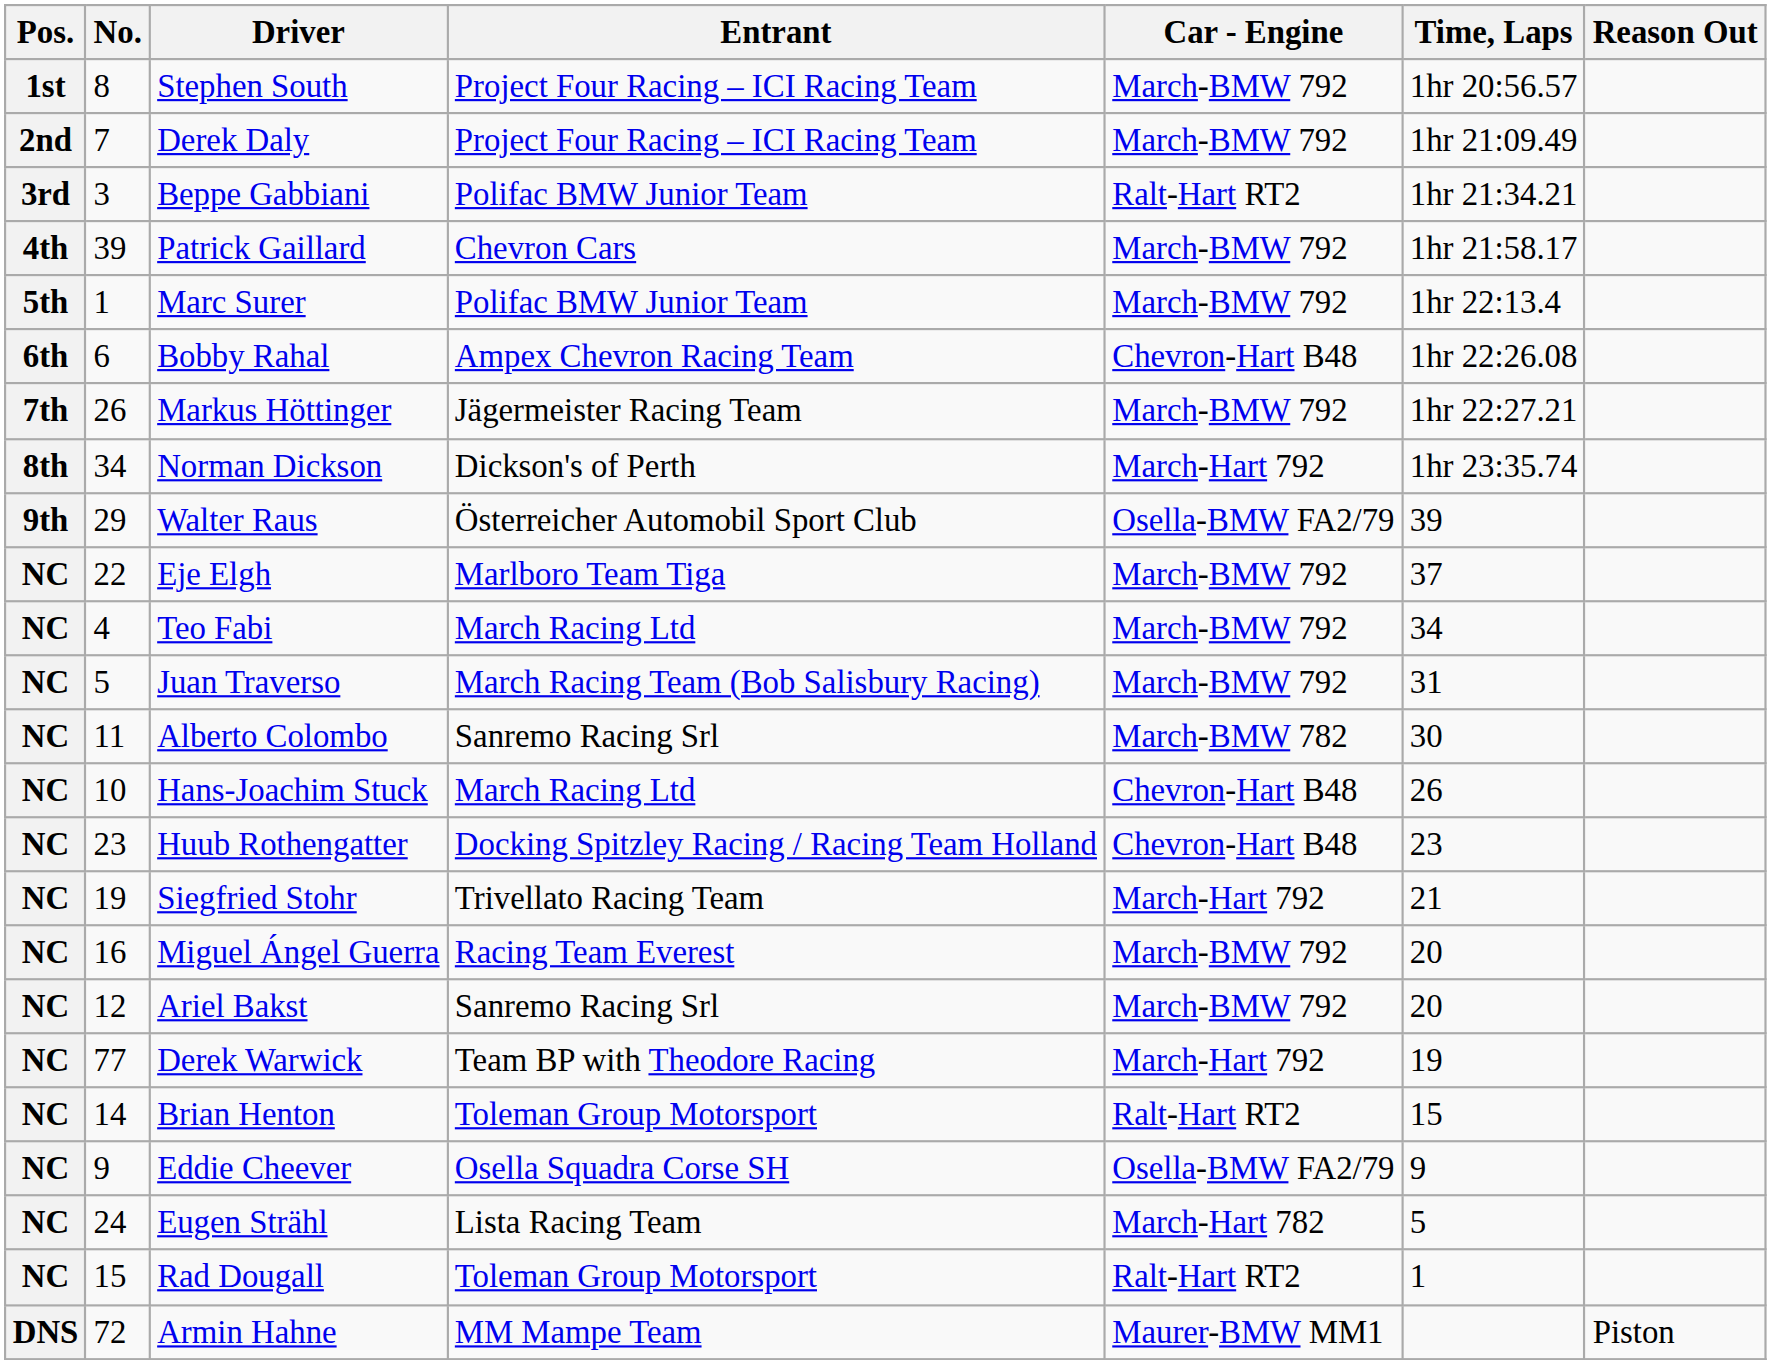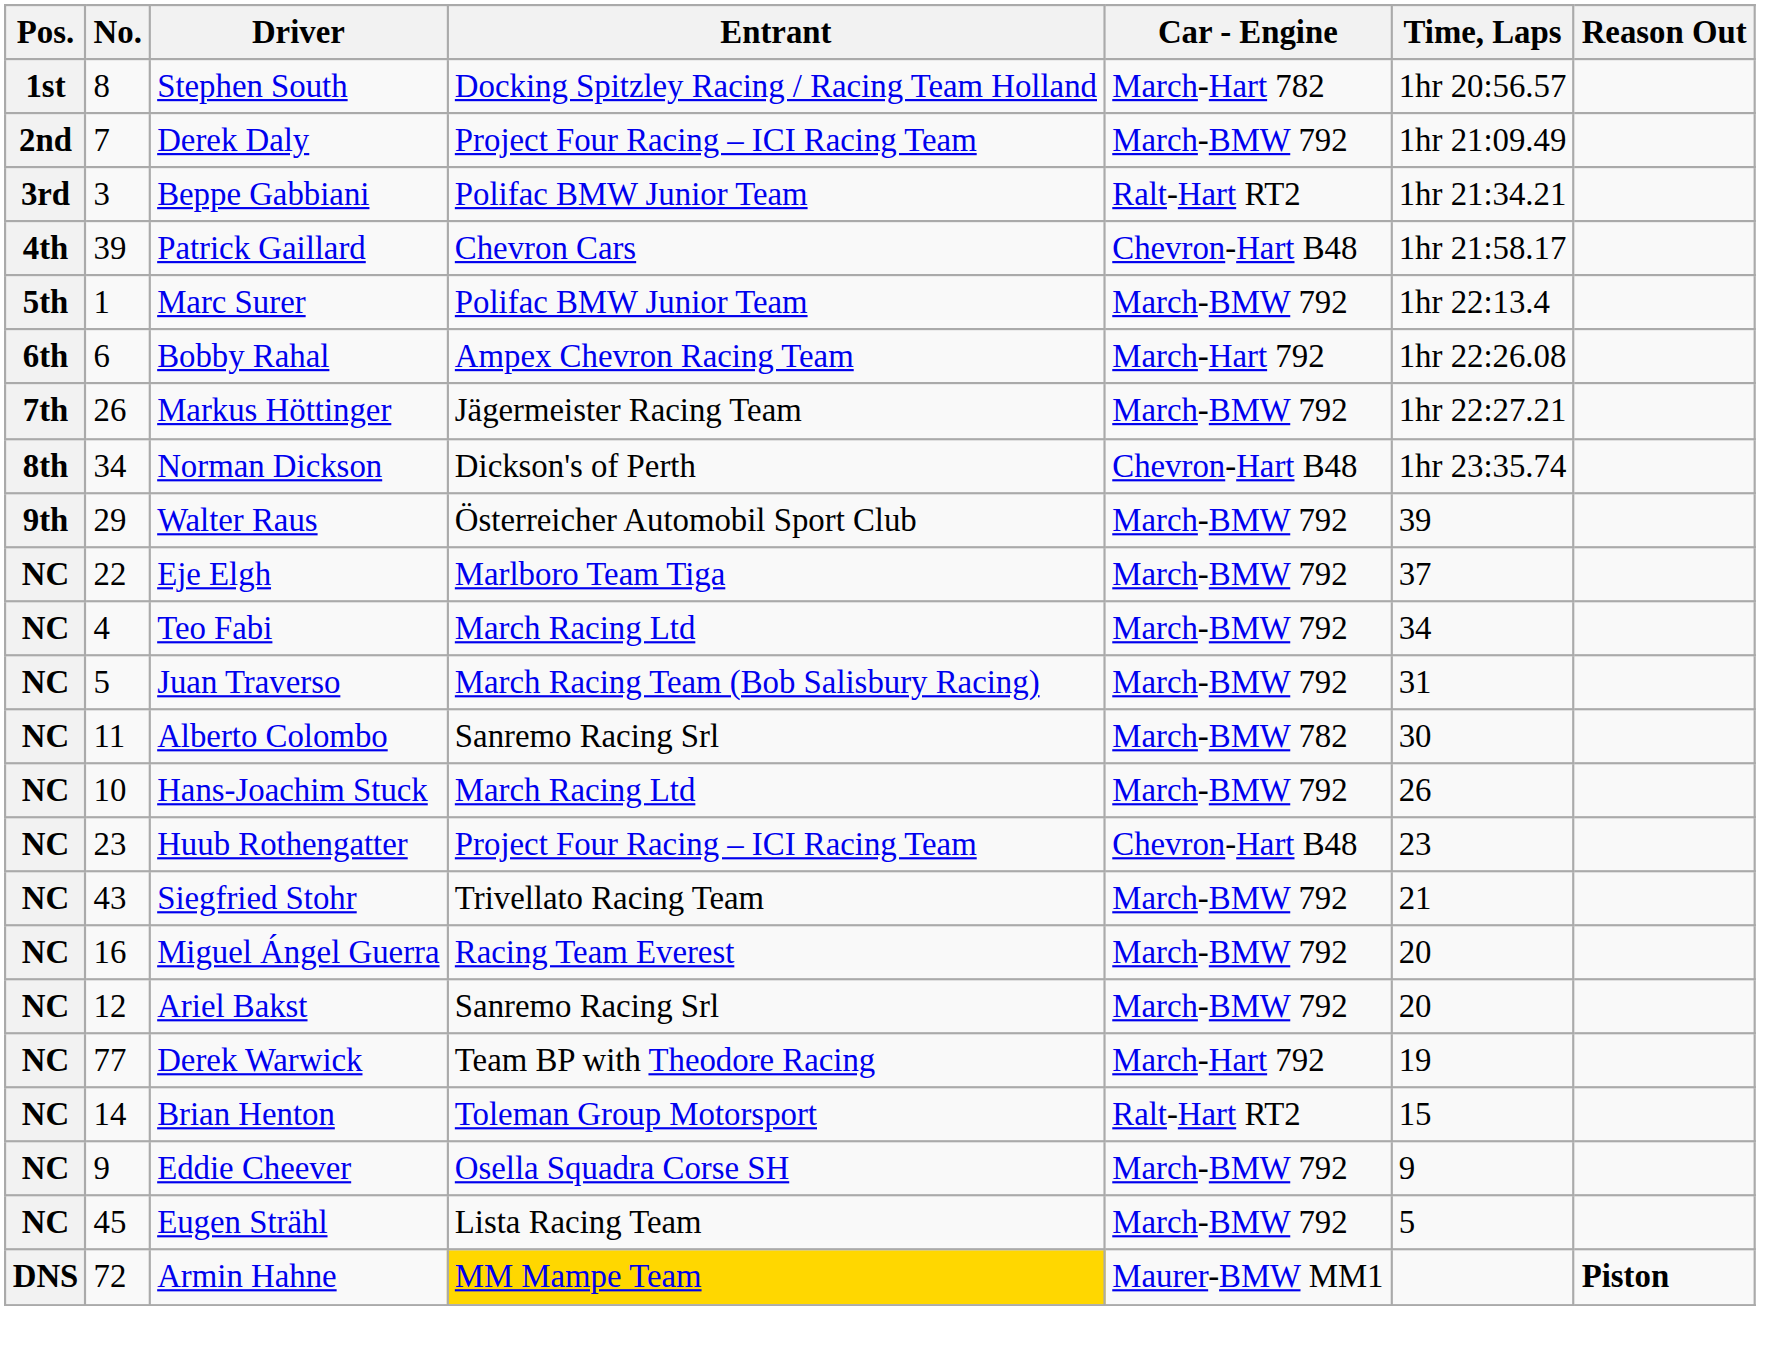(716, 85) Project Four Racing – ICI Racing Team -> (776, 85) Docking Spitzley Racing / Racing Team Holland
(1230, 85) March-BMW 792 -> (1218, 85) March-Hart 782
(1230, 248) March-BMW 792 -> (1235, 248) Chevron-Hart B48
(1235, 356) Chevron-Hart B48 -> (1218, 356) March-Hart 792
(1218, 464) March-Hart 792 -> (1235, 464) Chevron-Hart B48
(1253, 518) Osella-BMW FA2/79 -> (1230, 518) March-BMW 792
(1235, 789) Chevron-Hart B48 -> (1230, 789) March-BMW 792
(776, 843) Docking Spitzley Racing / Racing Team Holland -> (716, 843) Project Four Racing – ICI Racing Team
(110, 897) 19 -> (110, 897) 43
(1218, 897) March-Hart 792 -> (1230, 897) March-BMW 792
(1253, 1168) Osella-BMW FA2/79 -> (1230, 1168) March-BMW 792
(110, 1222) 24 -> (110, 1222) 45
(1218, 1222) March-Hart 782 -> (1230, 1222) March-BMW 792
- row: (241, 1276)
(578, 1330) no background -> (578, 1276) gold background
(1634, 1330) normal -> (1625, 1276) bold
